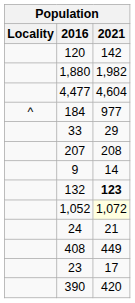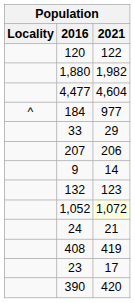(111, 53) 142 -> (111, 53) 122
(111, 151) 208 -> (111, 151) 206
(111, 190) bold -> (111, 190) normal
(111, 248) 449 -> (111, 248) 419
